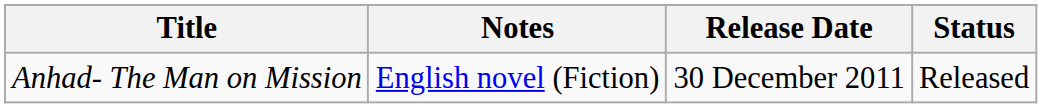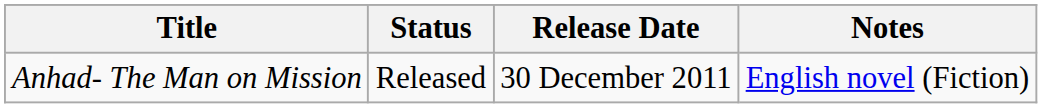columns swapped: (974, 28) <-> (518, 28)
